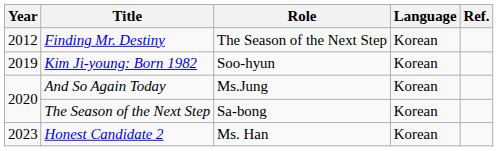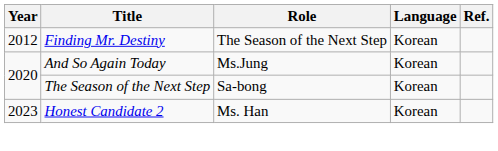- row: (121, 63)
